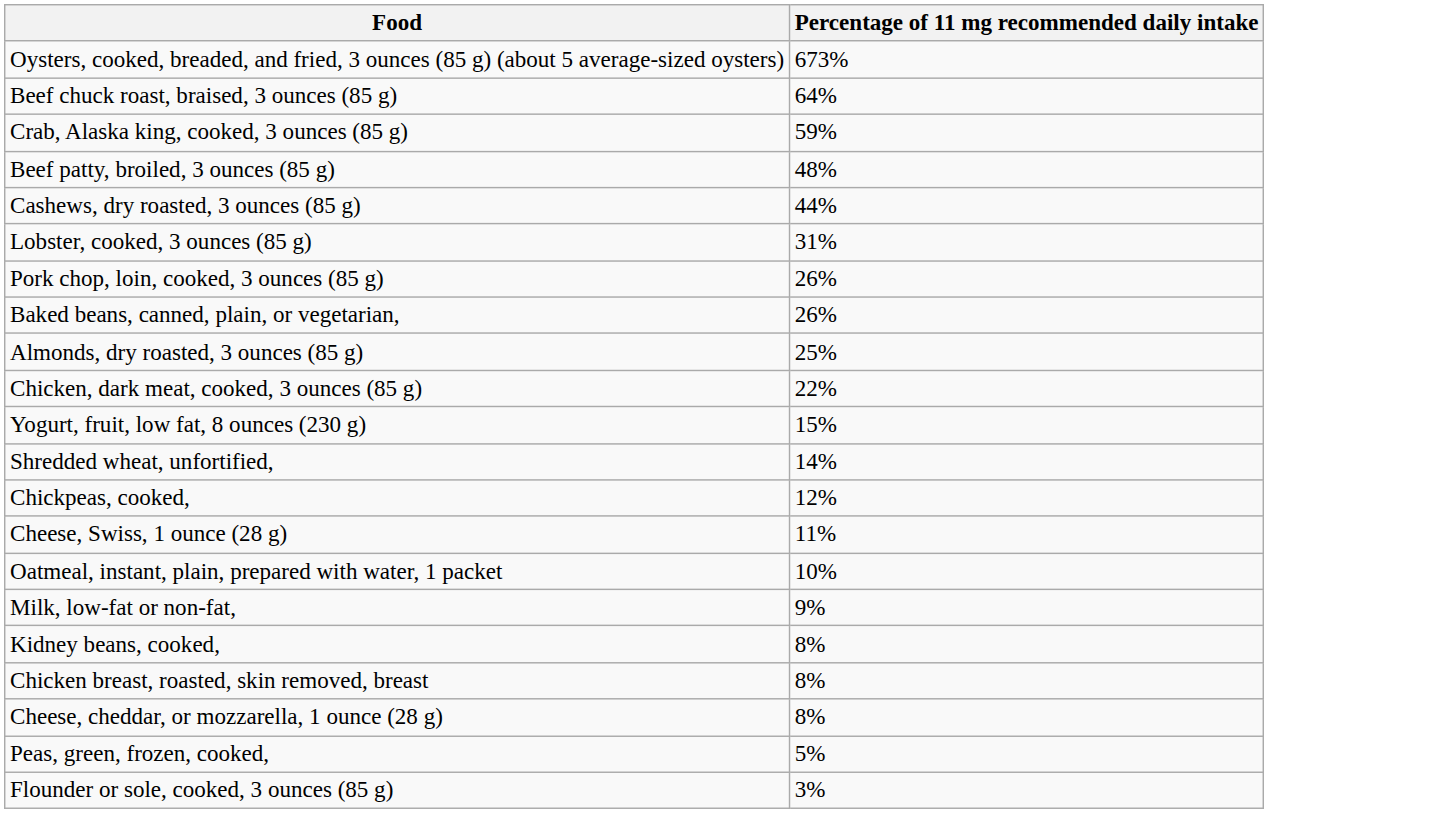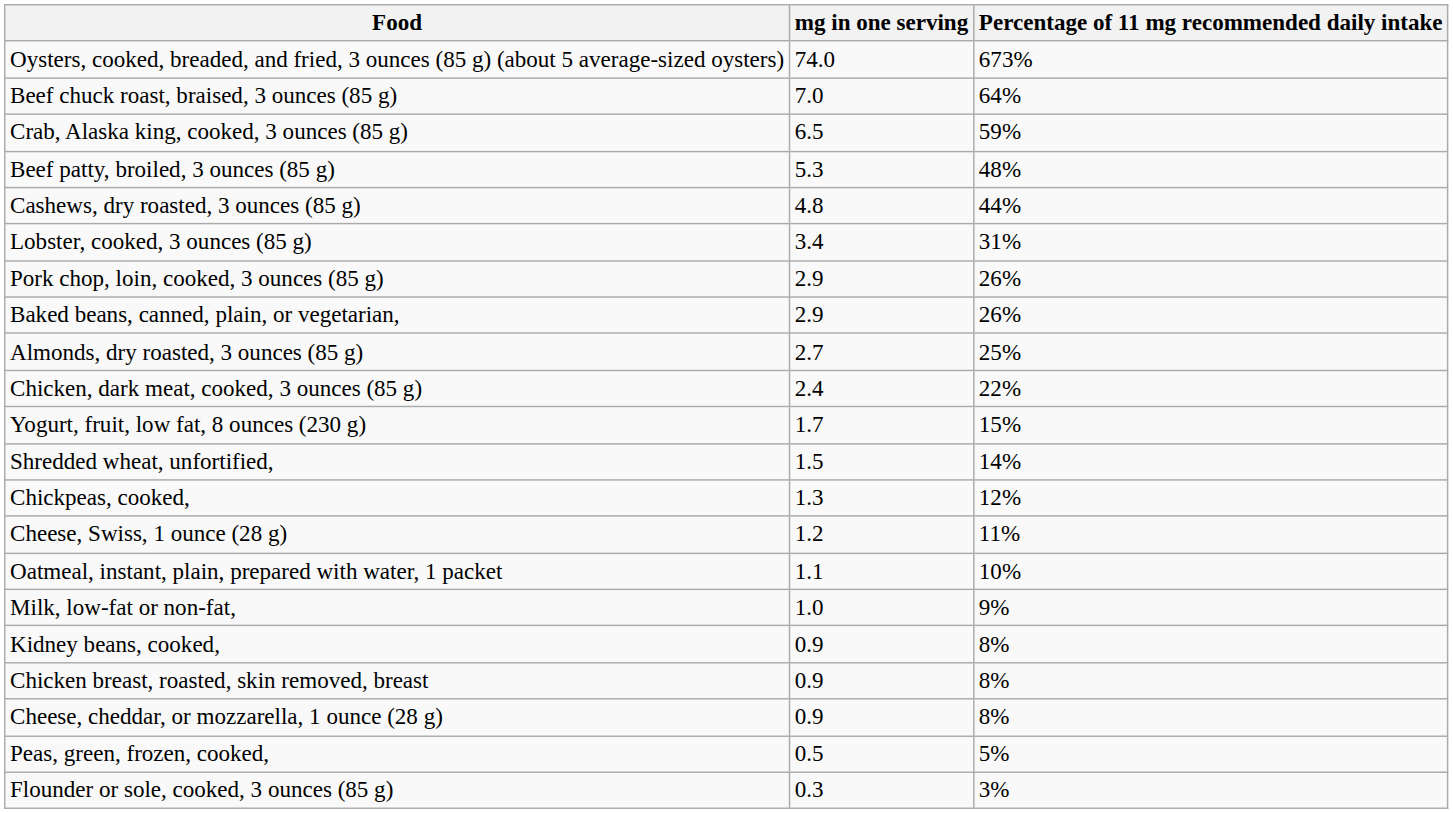+ column: (881, 22)
